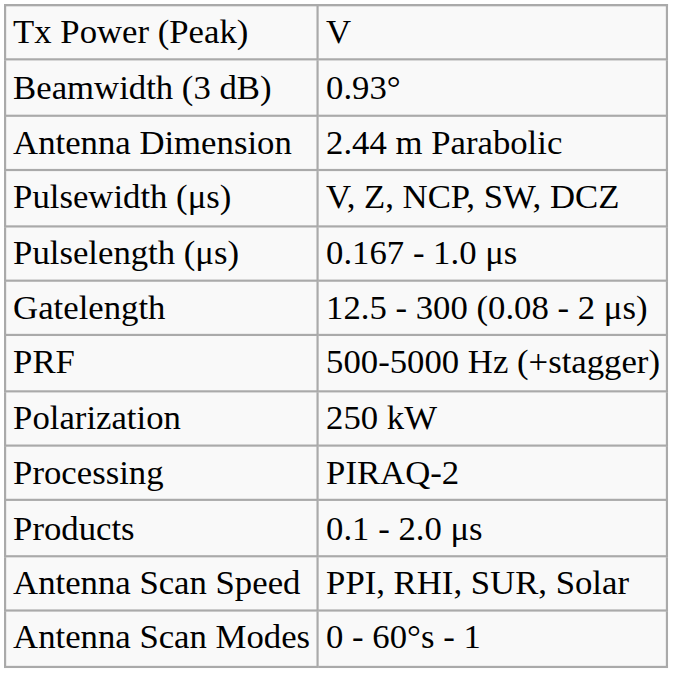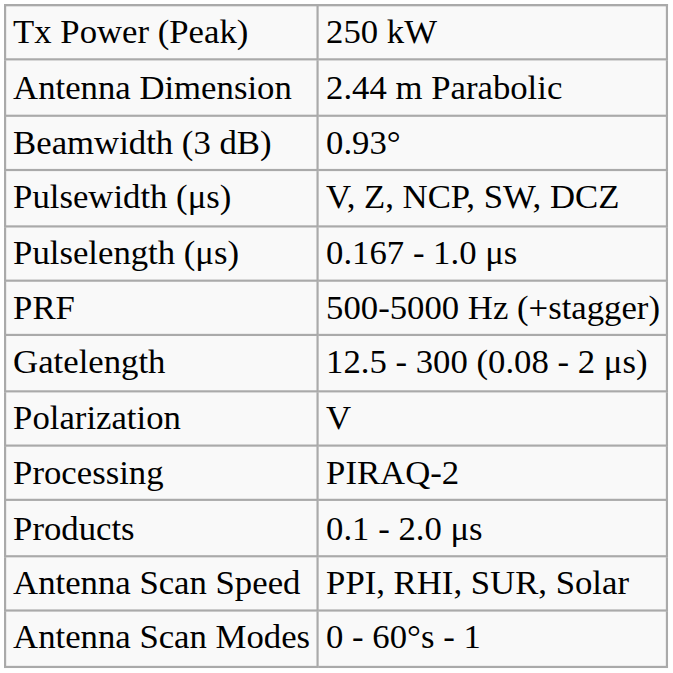(339, 32) V -> (382, 32) 250 kW
rows swapped: (152, 142) <-> (142, 87)
rows swapped: (89, 307) <-> (44, 362)
(382, 417) 250 kW -> (339, 417) V
